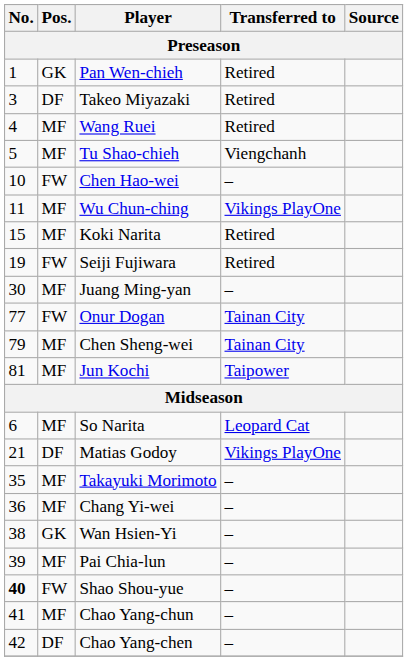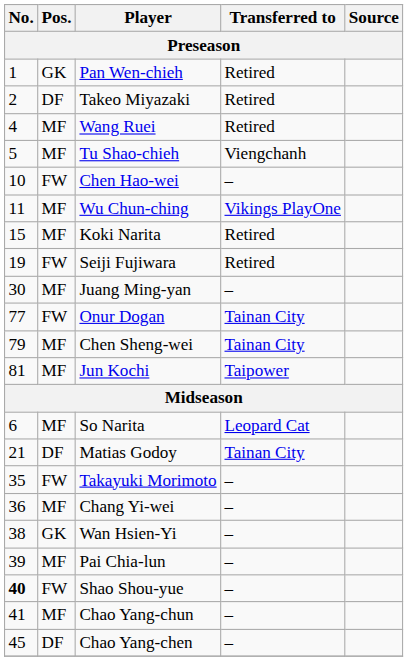(13, 99) 3 -> (13, 99) 2
(283, 452) Vikings PlayOne -> (265, 452) Tainan City
(54, 479) MF -> (54, 479) FW
(17, 642) 42 -> (17, 642) 45
